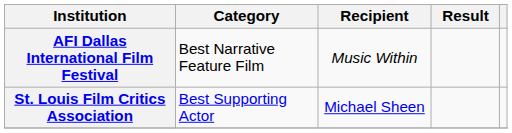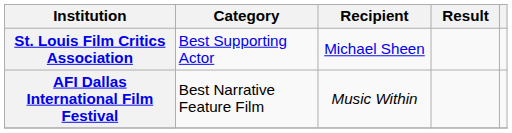rows swapped: (90, 57) <-> (90, 107)
